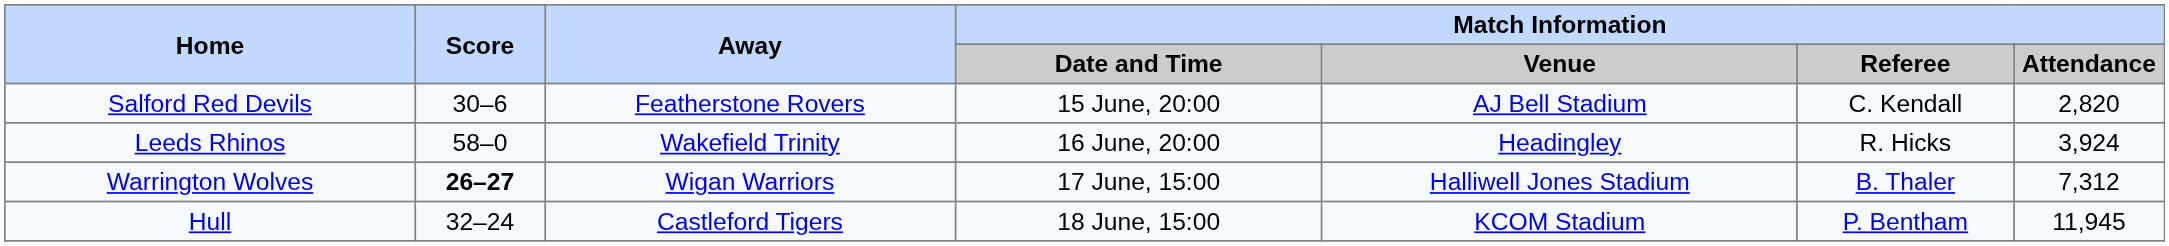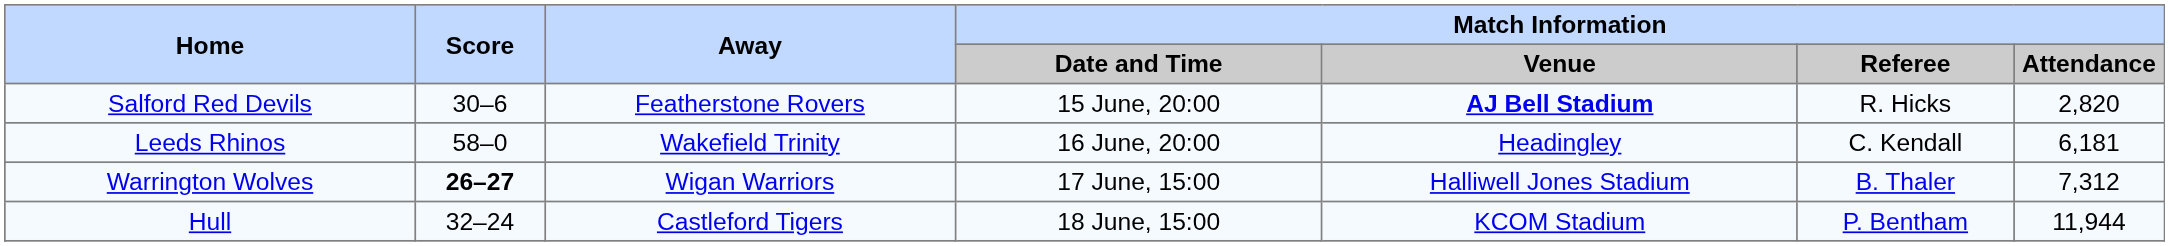(1560, 103) normal -> (1560, 103) bold
(1905, 103) C. Kendall -> (1905, 103) R. Hicks
(1905, 143) R. Hicks -> (1905, 143) C. Kendall
(2089, 143) 3,924 -> (2089, 143) 6,181
(2089, 221) 11,945 -> (2089, 221) 11,944
